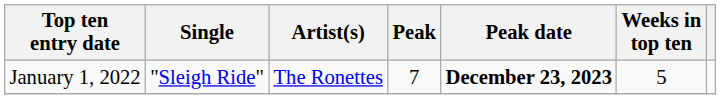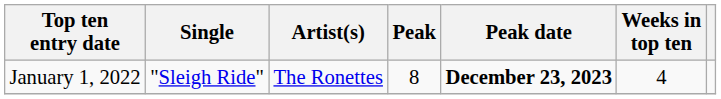(414, 76) 7 -> (414, 76) 8
(661, 76) 5 -> (661, 76) 4
